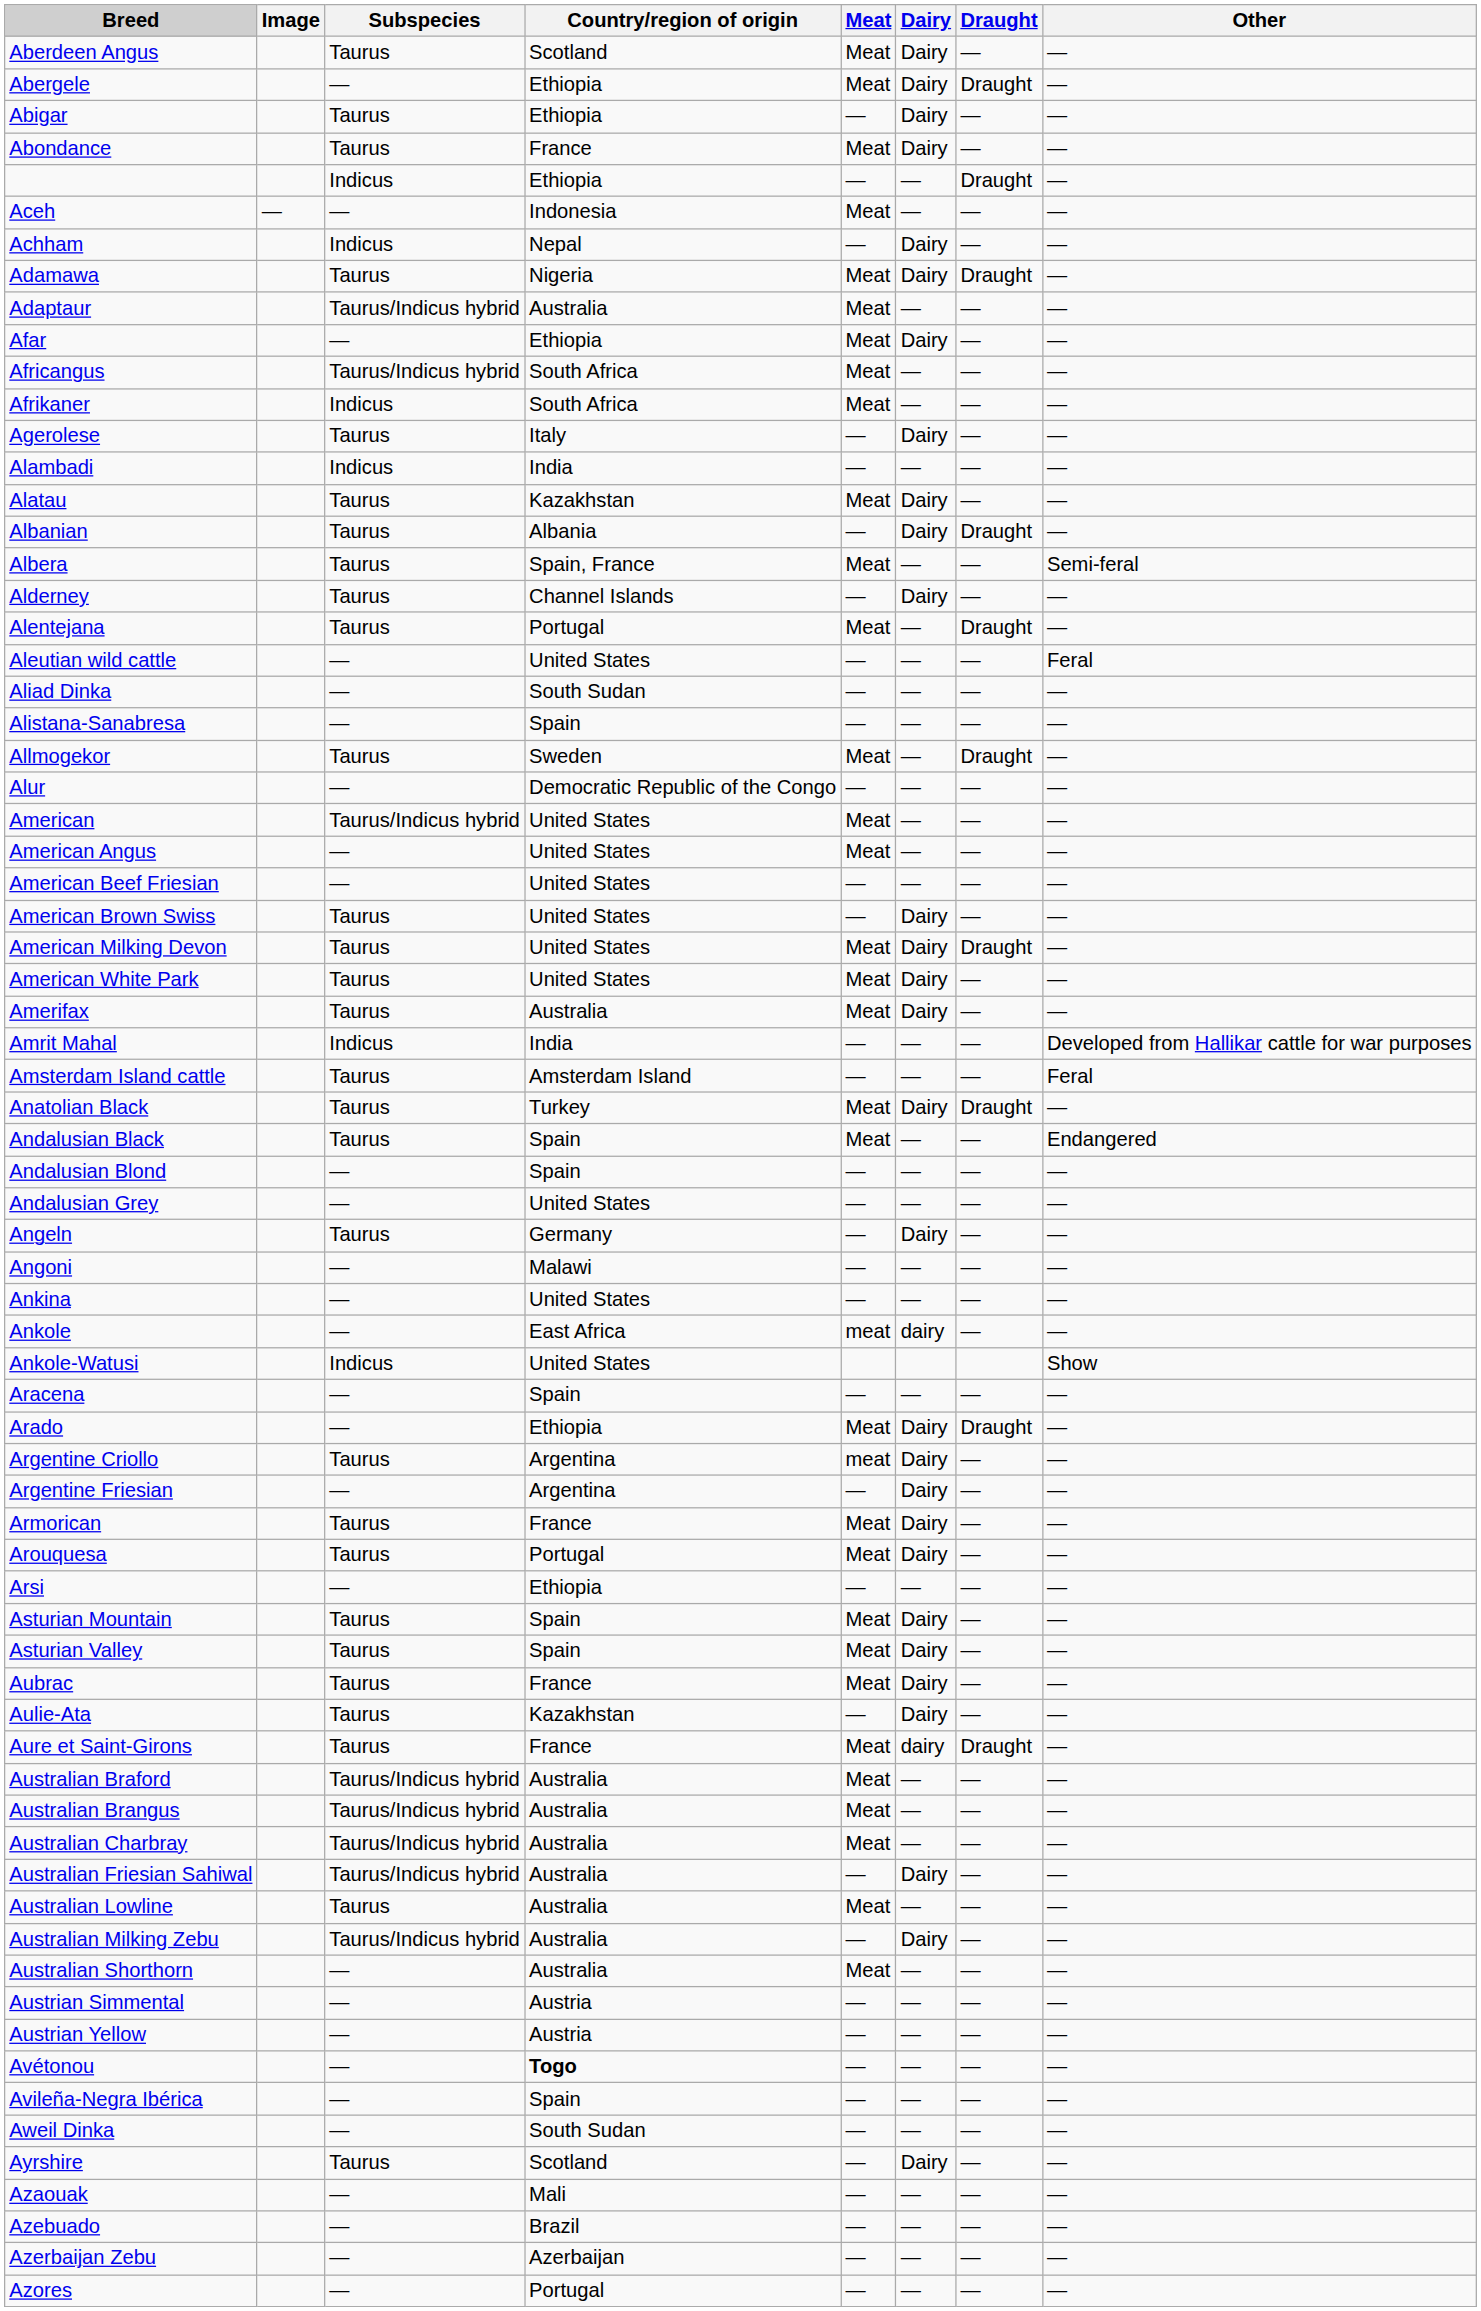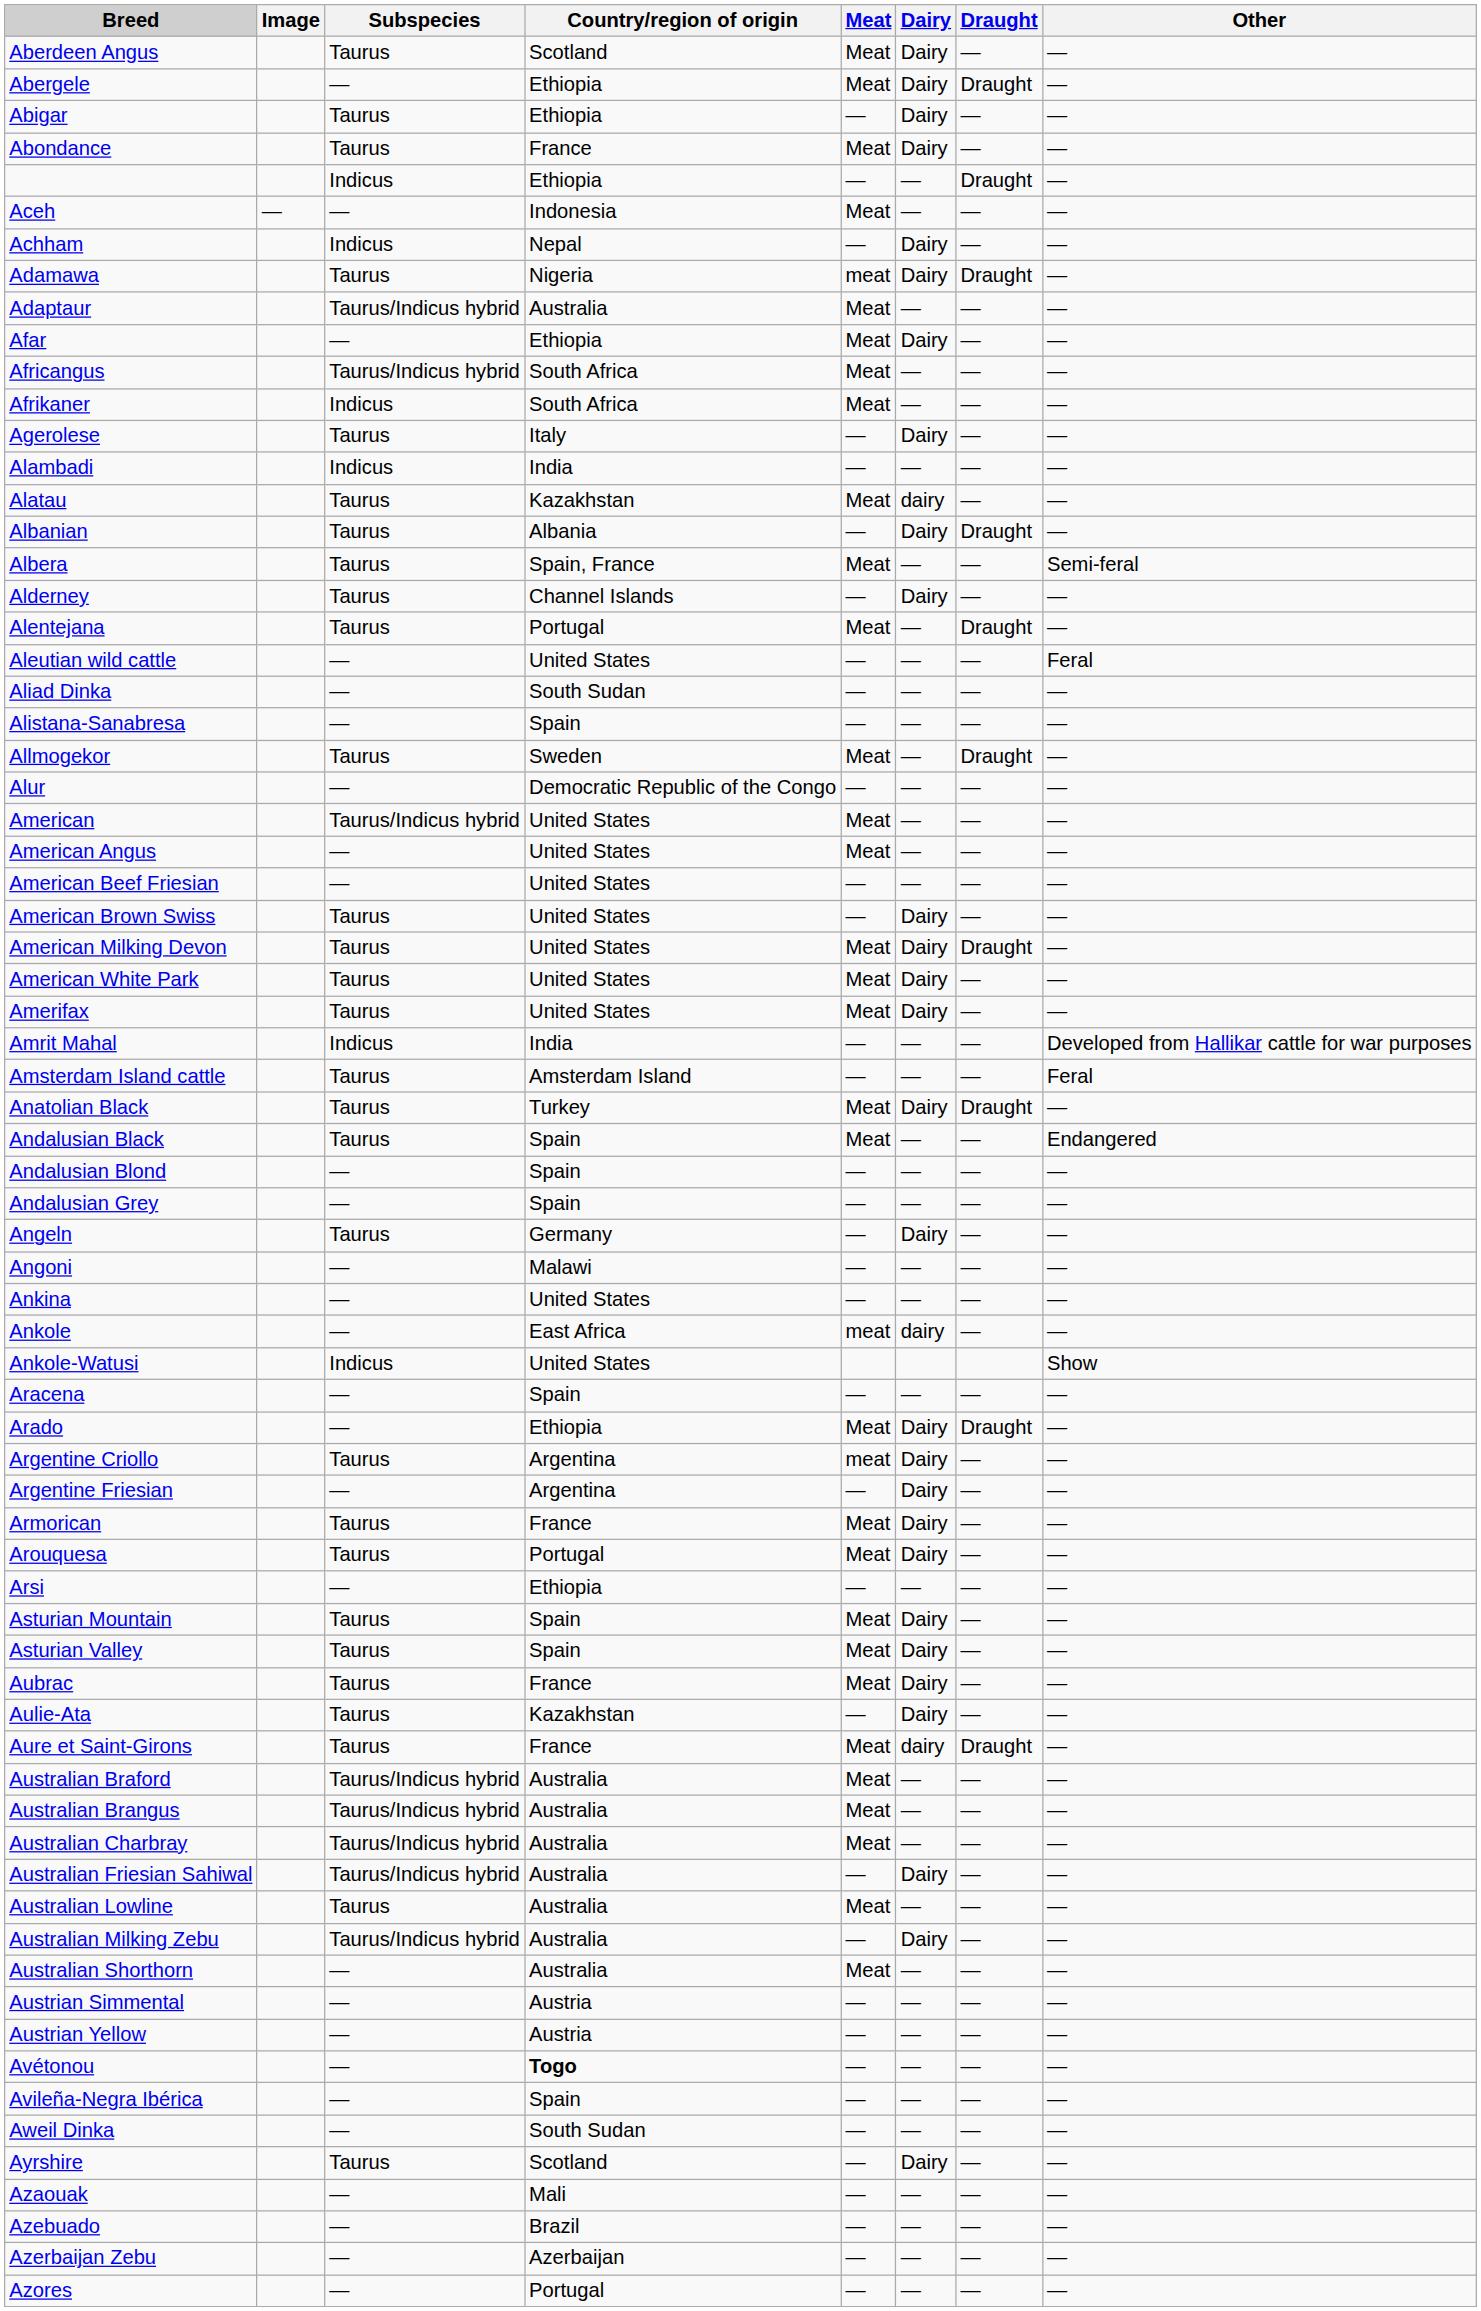(868, 276) Meat -> (868, 276) meat
(924, 500) Dairy -> (923, 500) dairy
(568, 1011) Australia -> (590, 1011) United States
(590, 1203) United States -> (555, 1203) Spain
